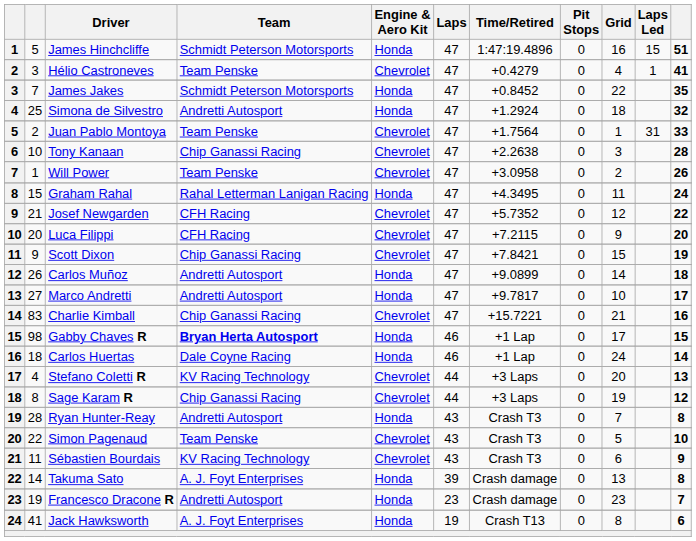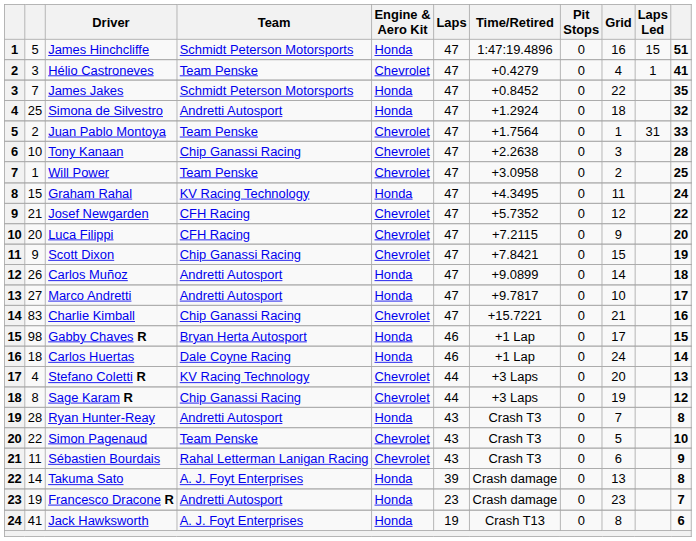(681, 172) 26 -> (681, 172) 25
(274, 193) Rahal Letterman Lanigan Racing -> (245, 193) KV Racing Technology
(249, 336) bold -> (243, 336) normal
(245, 459) KV Racing Technology -> (274, 459) Rahal Letterman Lanigan Racing
